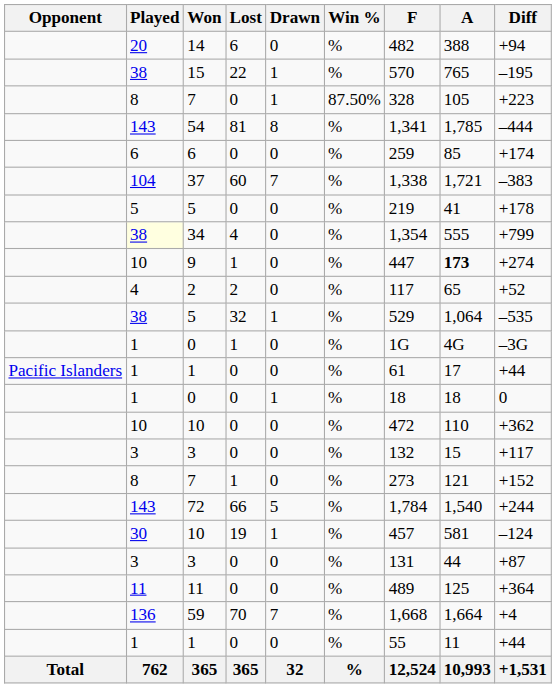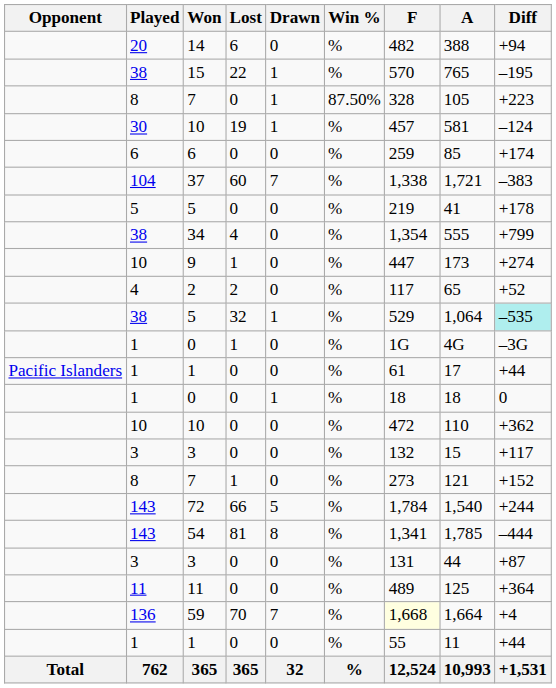rows swapped: (196, 126) <-> (196, 533)
(139, 235) lightyellow background -> (139, 235) no background
(457, 262) bold -> (457, 262) normal
(516, 316) no background -> (516, 316) paleturquoise background
(408, 615) no background -> (408, 615) lightyellow background
